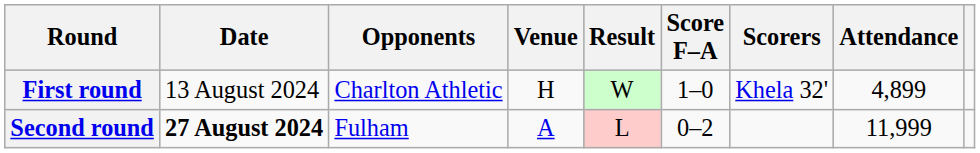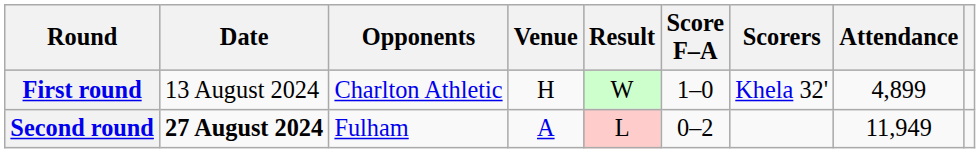(899, 128) 11,999 -> (899, 128) 11,949
